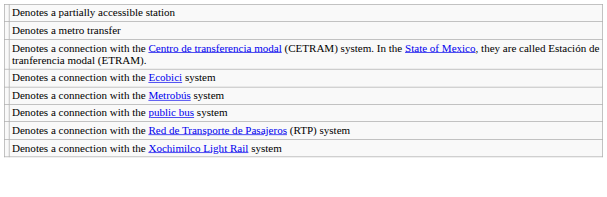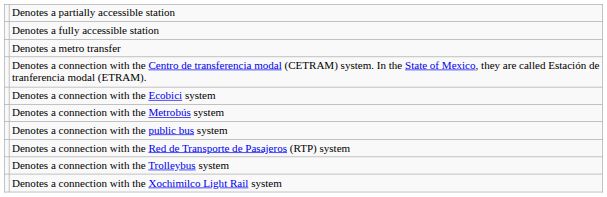+ row: (86, 30)
+ row: (121, 165)
